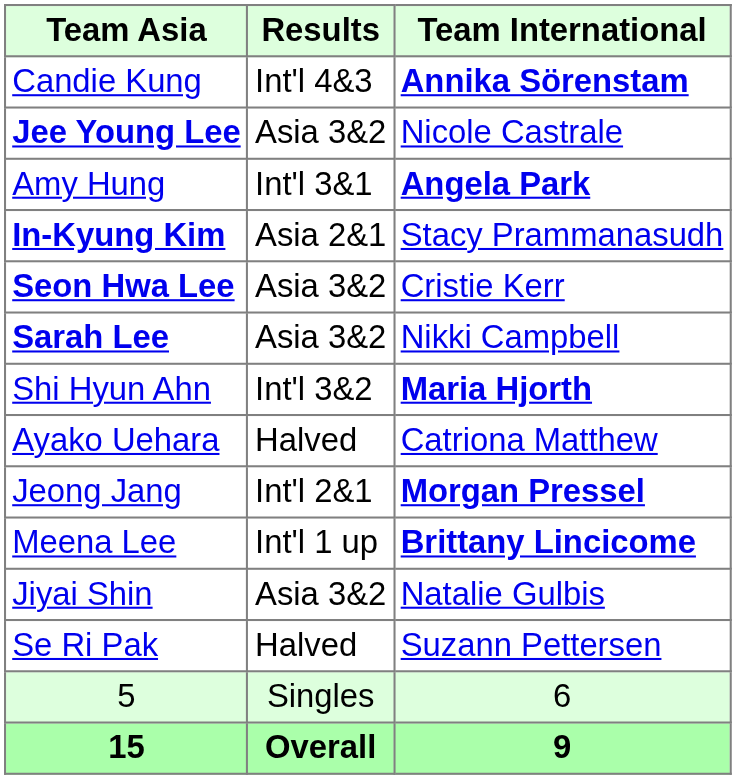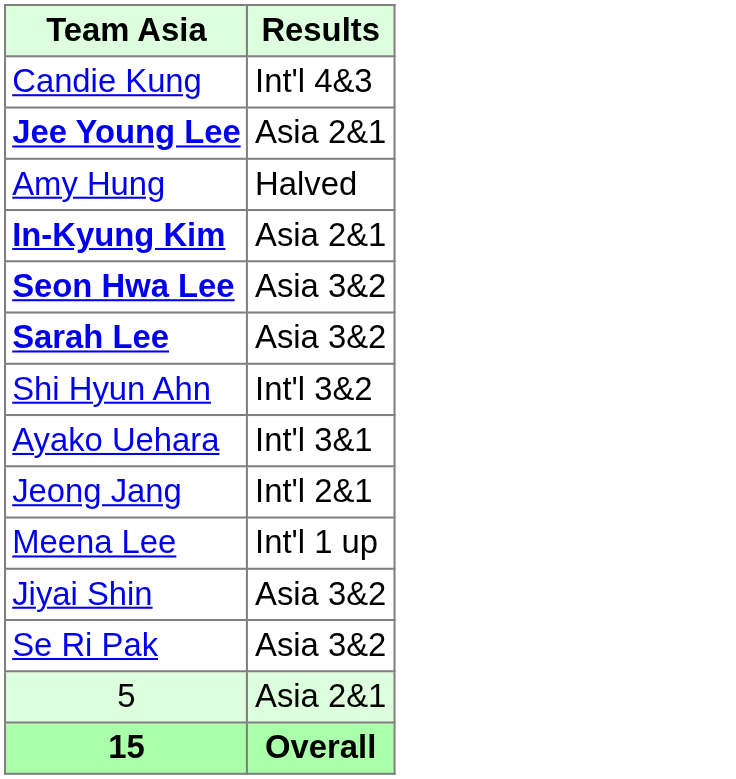- column: (562, 30)
(321, 132) Asia 3&2 -> (321, 132) Asia 2&1
(314, 183) Int'l 3&1 -> (306, 183) Halved
(306, 440) Halved -> (314, 440) Int'l 3&1
(306, 645) Halved -> (321, 645) Asia 3&2
(321, 696) Singles -> (321, 696) Asia 2&1
